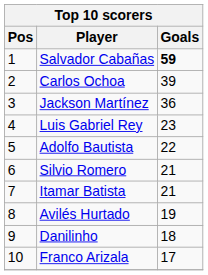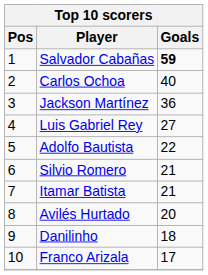(168, 81) 39 -> (168, 81) 40
(168, 125) 23 -> (168, 125) 27
(168, 214) 19 -> (168, 214) 20
